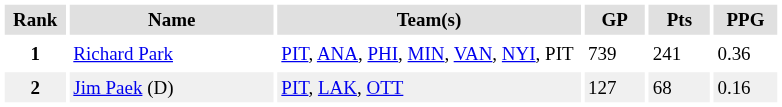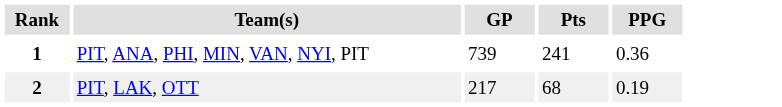- column: (172, 19)
(602, 87) 127 -> (482, 87) 217
(734, 87) 0.16 -> (632, 87) 0.19
